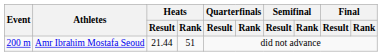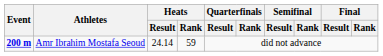(19, 44) normal -> (19, 44) bold
(162, 44) 21.44 -> (162, 44) 24.14
(190, 44) 51 -> (191, 44) 59
